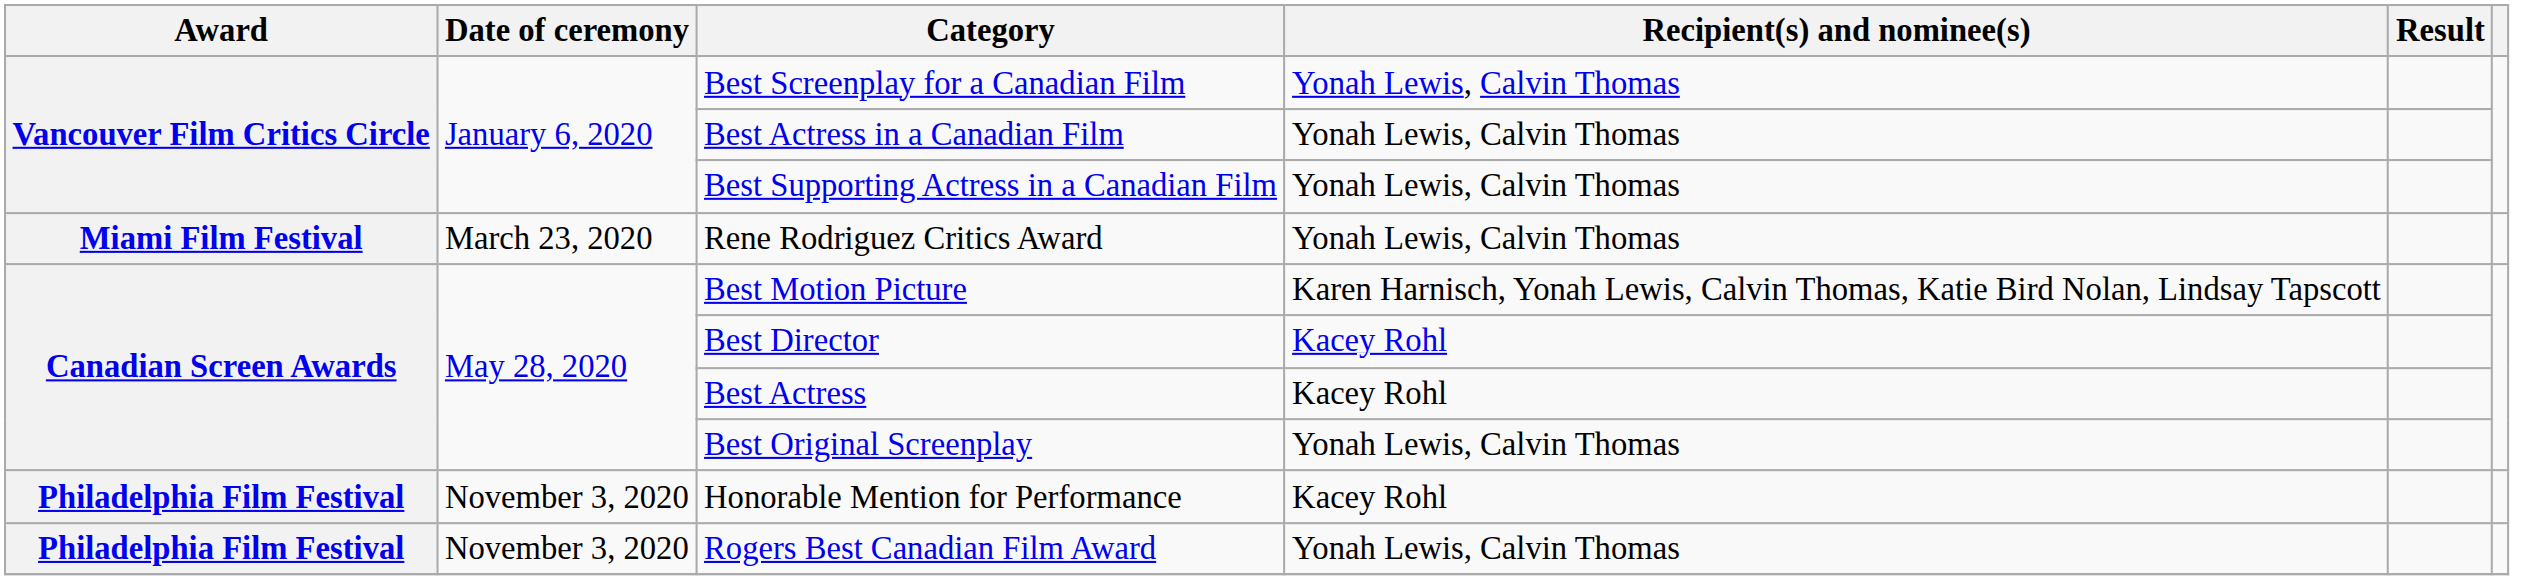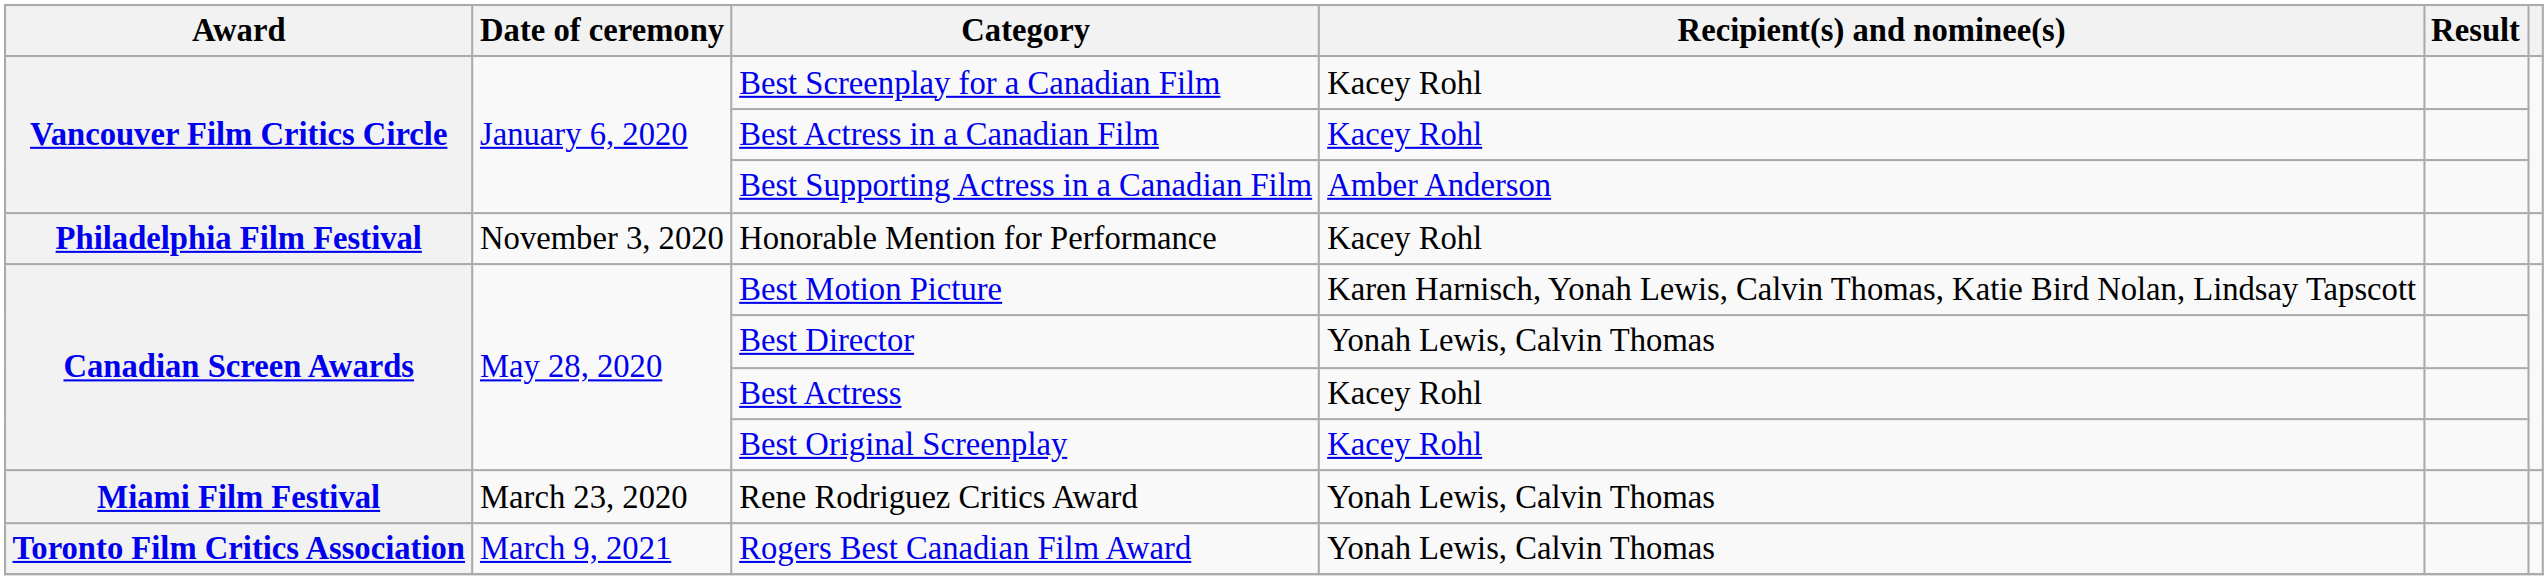(1486, 82) Yonah Lewis, Calvin Thomas -> (1405, 82) Kacey Rohl
(1486, 133) Yonah Lewis, Calvin Thomas -> (1405, 133) Kacey Rohl
(1486, 185) Yonah Lewis, Calvin Thomas -> (1439, 185) Amber Anderson
rows swapped: (903, 237) <-> (943, 496)
(1370, 340) Kacey Rohl -> (1521, 340) Yonah Lewis, Calvin Thomas
(1486, 444) Yonah Lewis, Calvin Thomas -> (1405, 444) Kacey Rohl
(221, 548) Philadelphia Film Festival -> (239, 548) Toronto Film Critics Association
(567, 548) November 3, 2020 -> (576, 548) March 9, 2021
